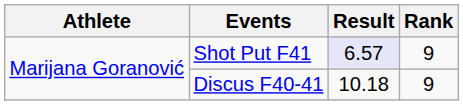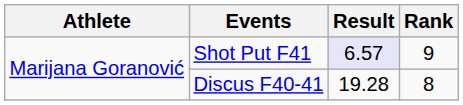(364, 85) 10.18 -> (364, 85) 19.28
(429, 85) 9 -> (429, 85) 8
